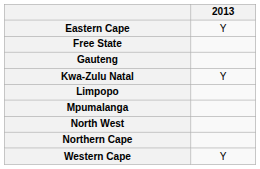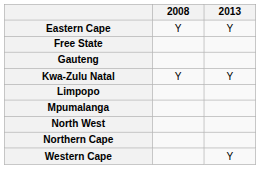+ column: (178, 12)
